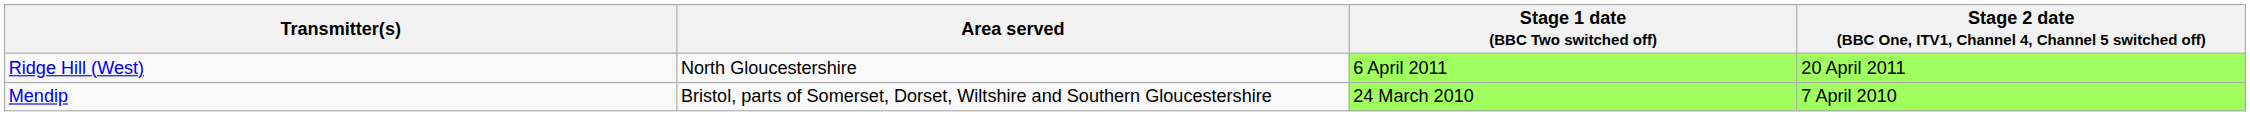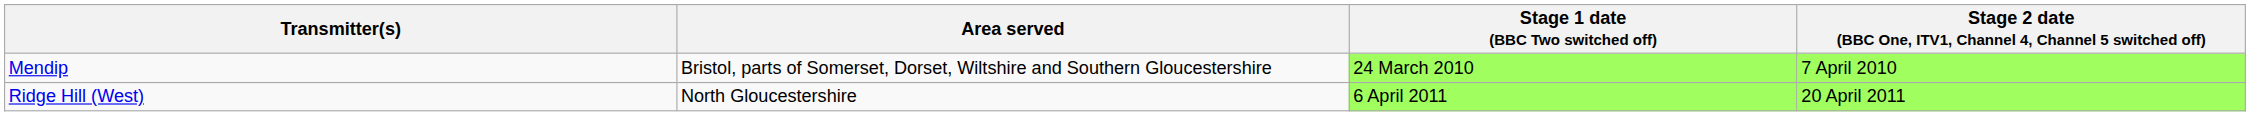rows swapped: (38, 96) <-> (76, 67)
